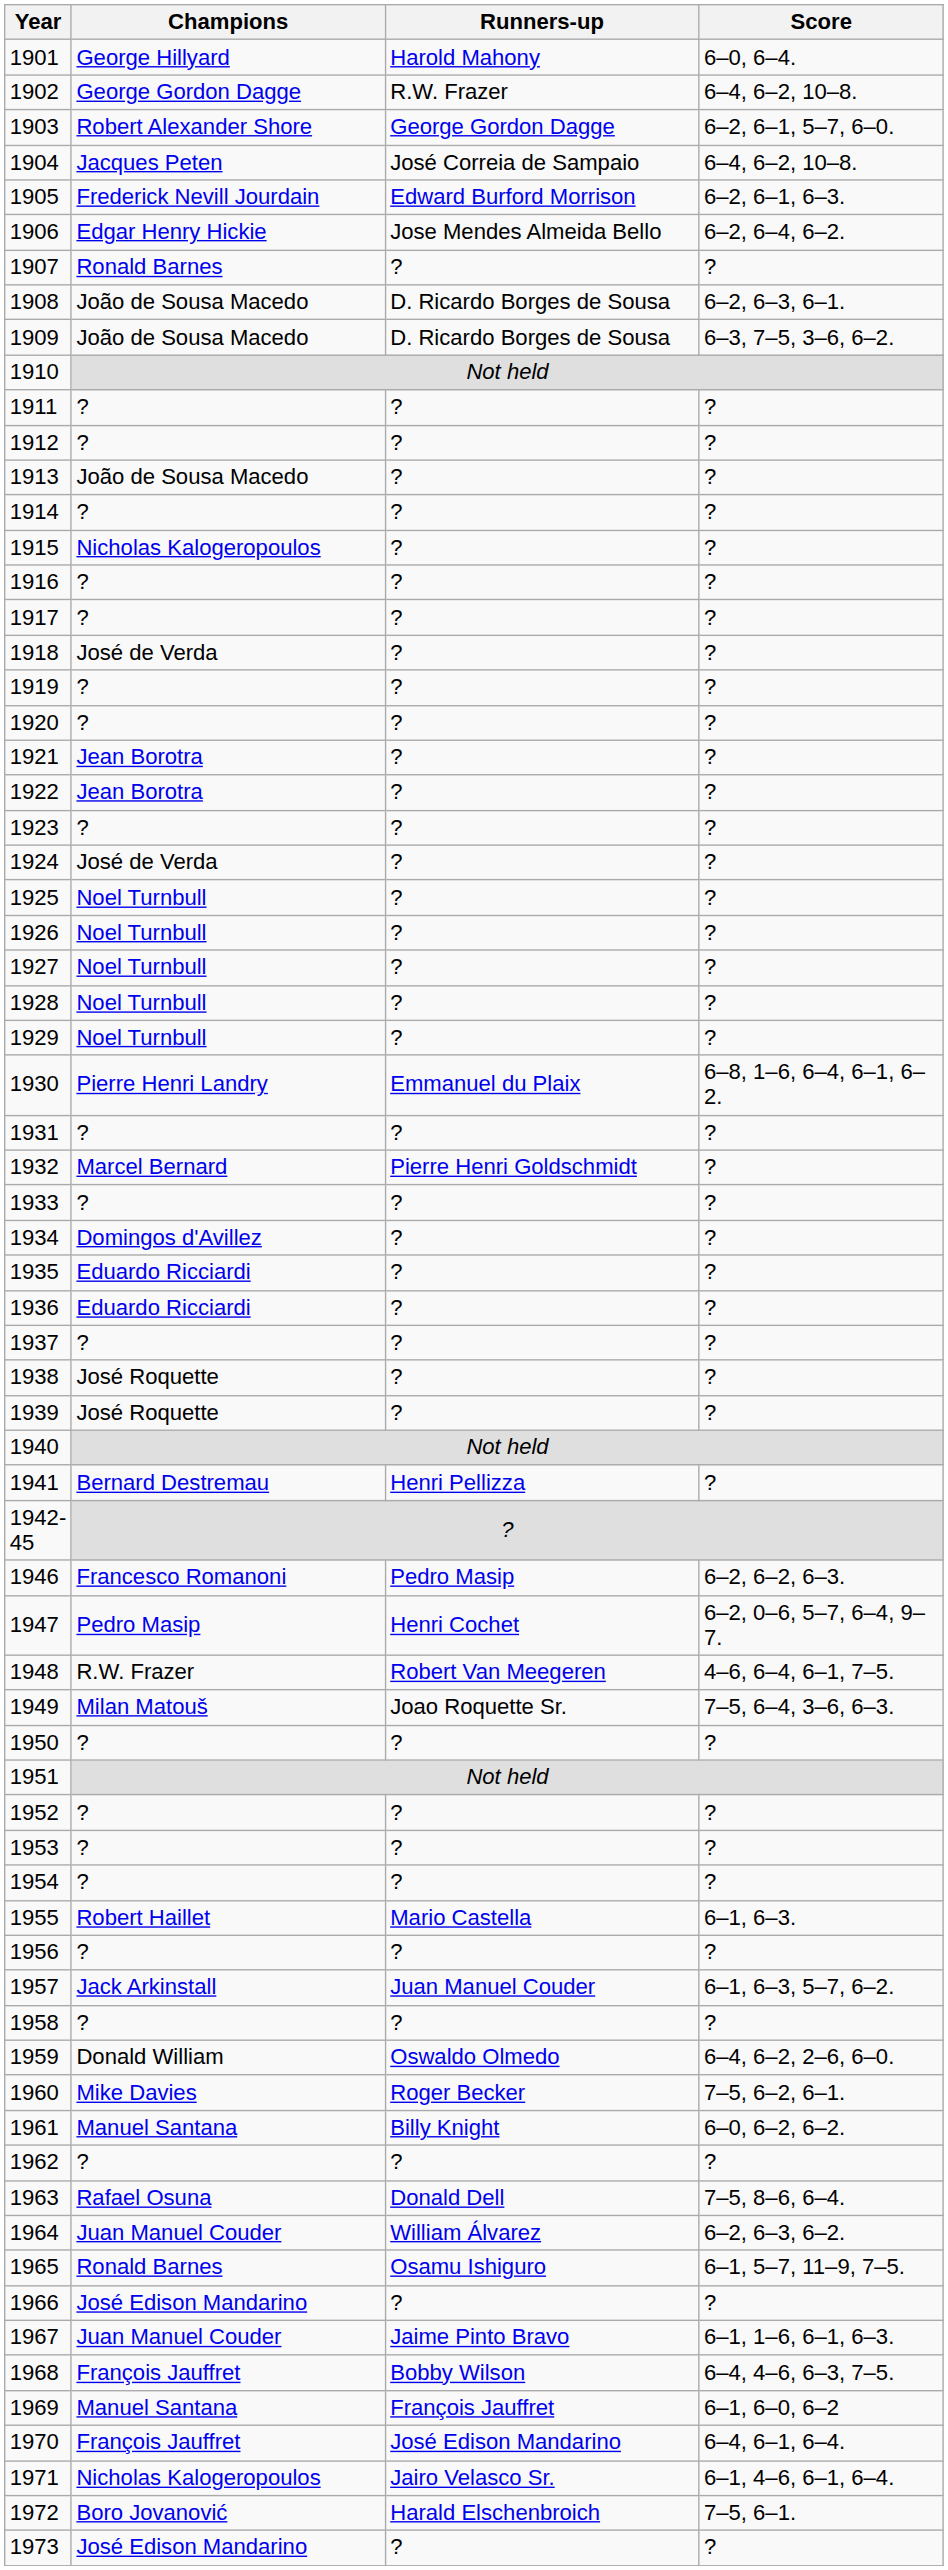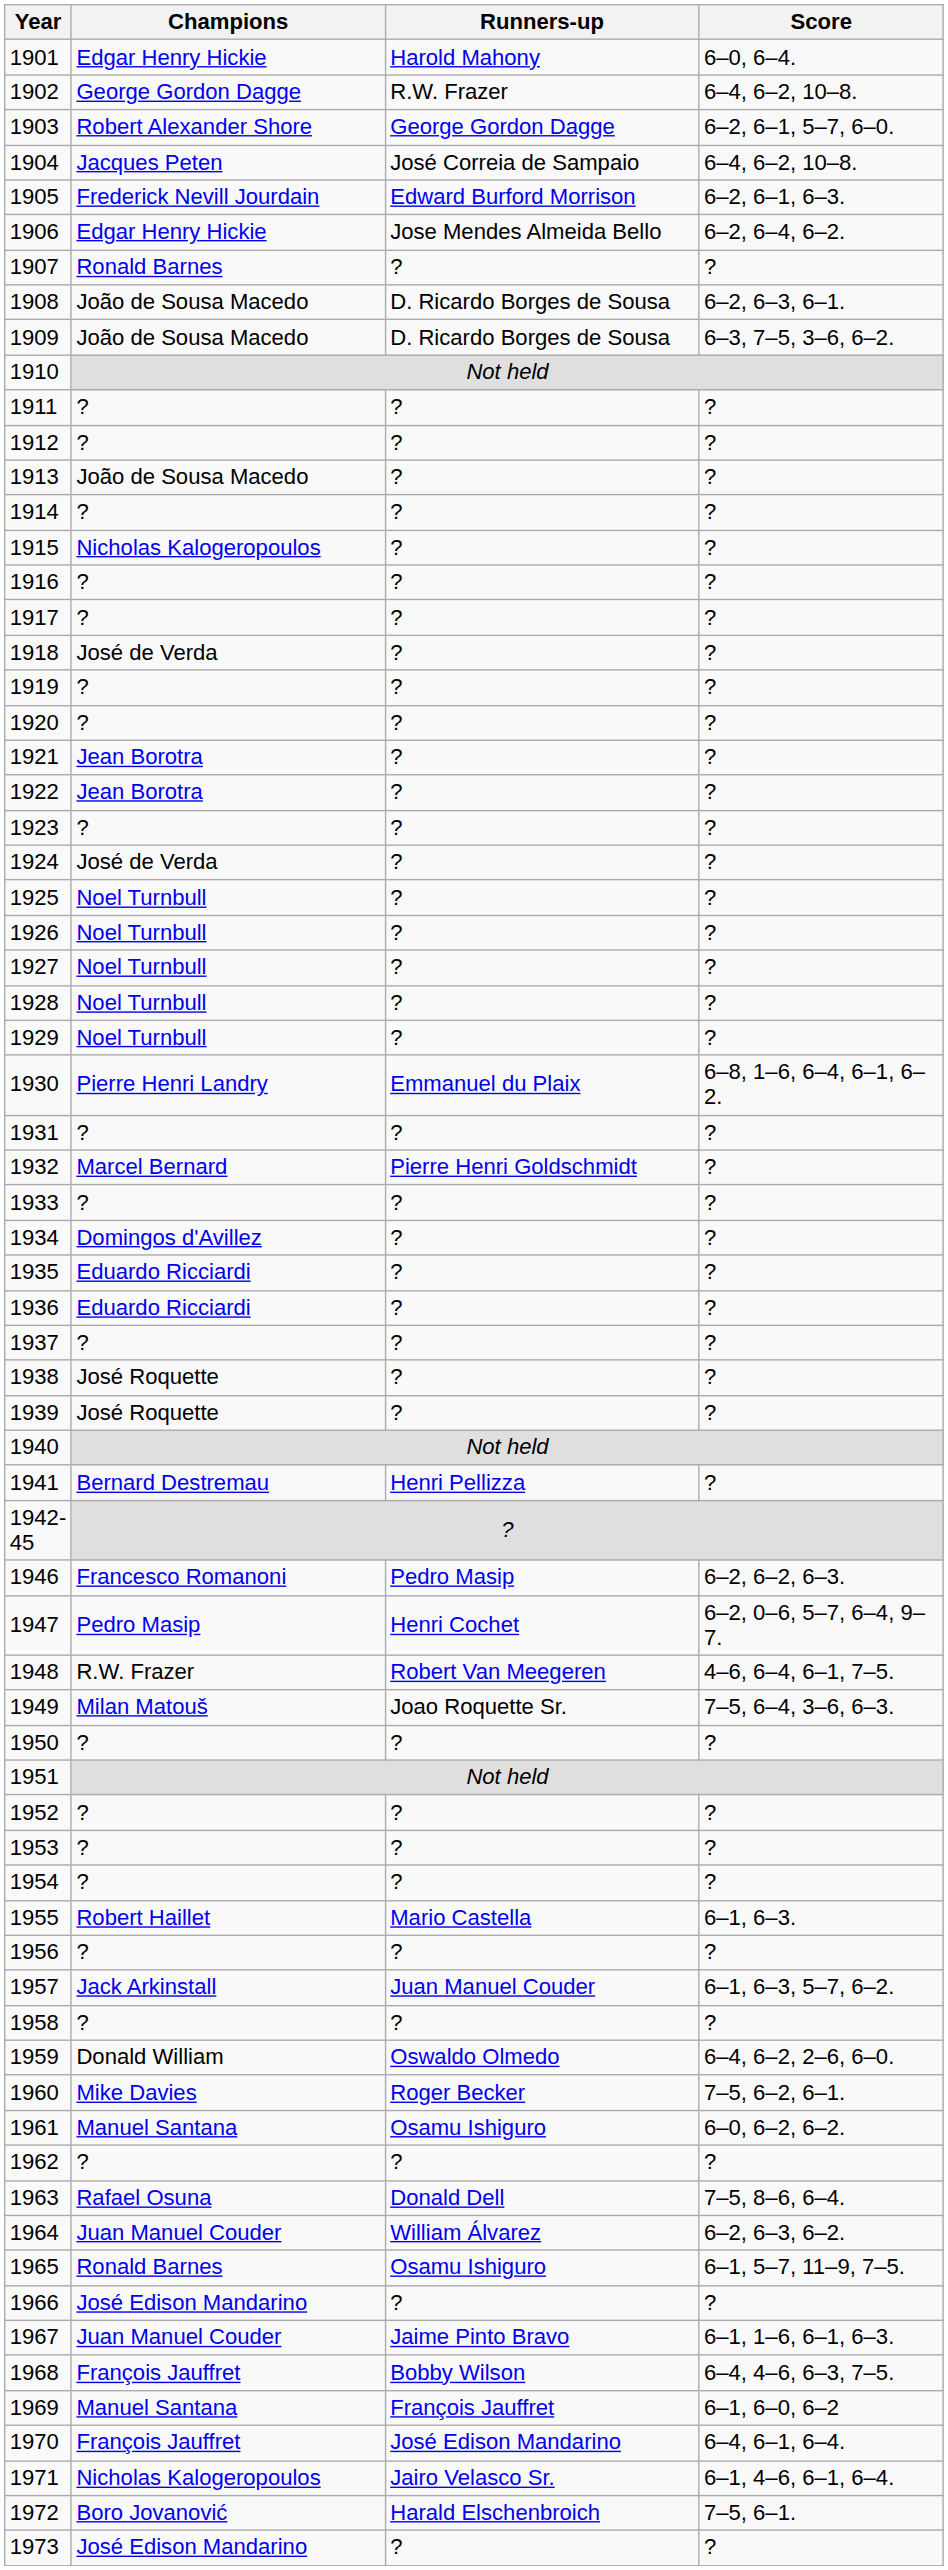(153, 57) George Hillyard -> (172, 57) Edgar Henry Hickie
(445, 2127) Billy Knight -> (468, 2127) Osamu Ishiguro
